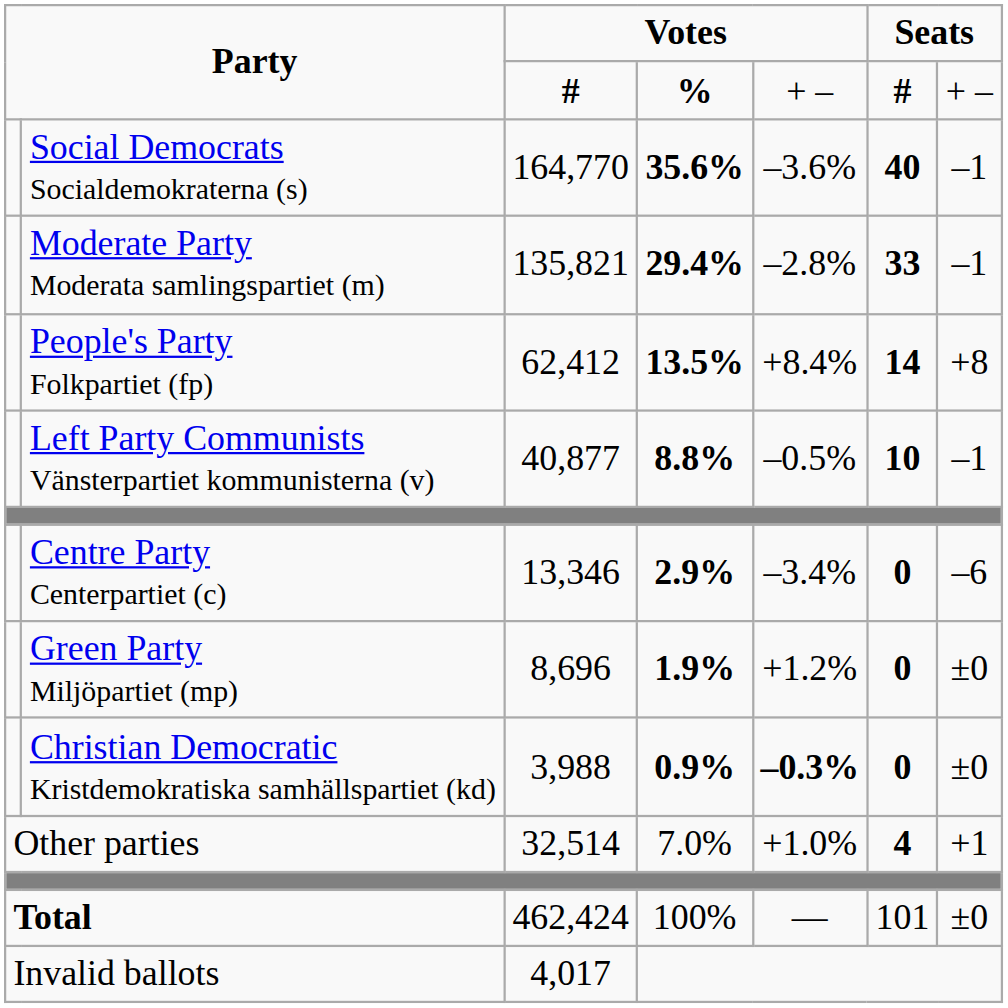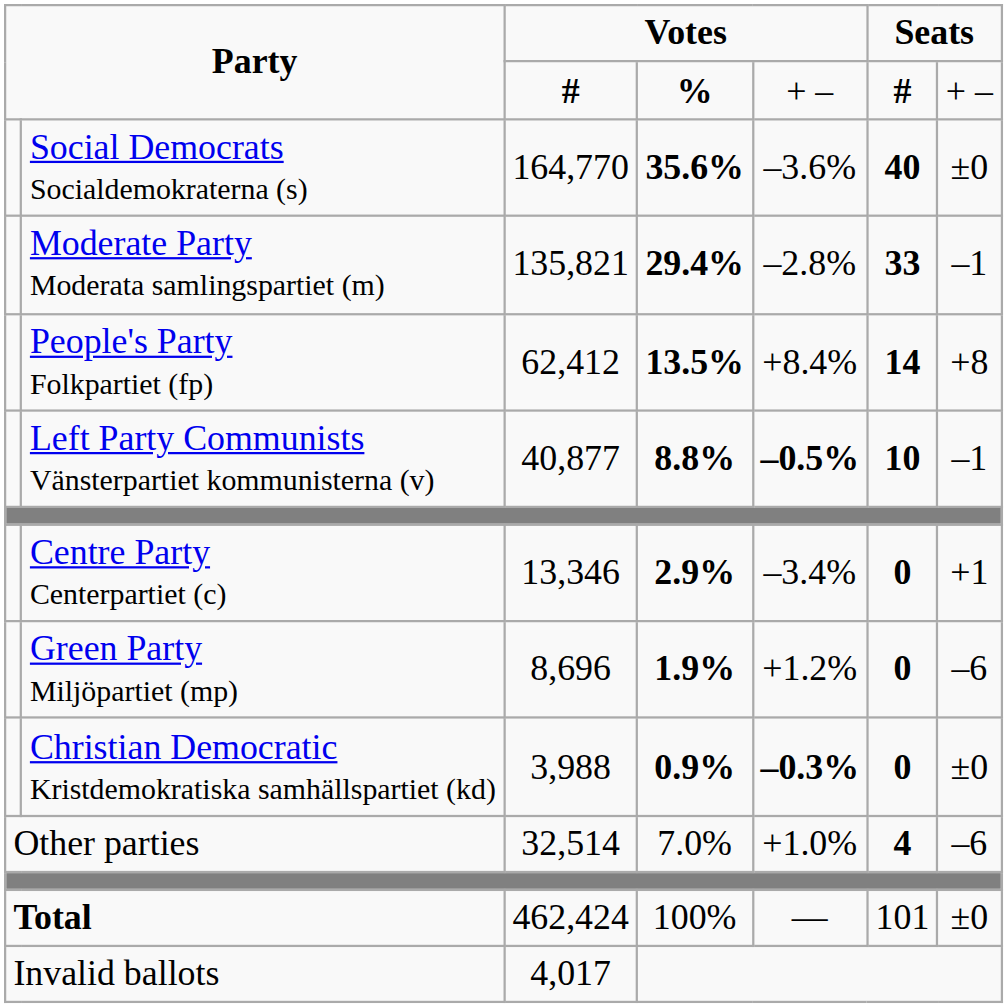(969, 166) –1 -> (969, 166) ±0
(810, 458) normal -> (810, 458) bold
(969, 571) –6 -> (969, 571) +1
(969, 669) ±0 -> (969, 669) –6
(969, 843) +1 -> (969, 843) –6
